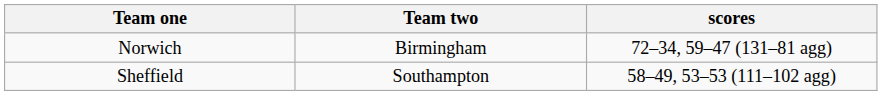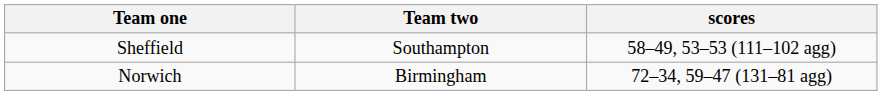rows swapped: (150, 47) <-> (150, 76)
